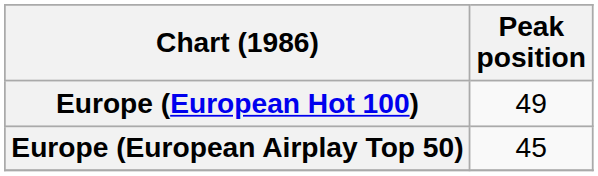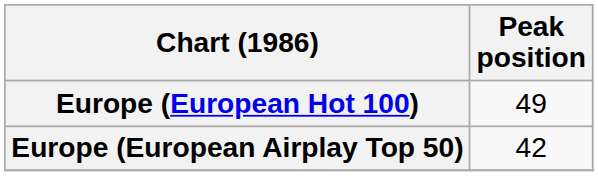(531, 147) 45 -> (531, 147) 42
